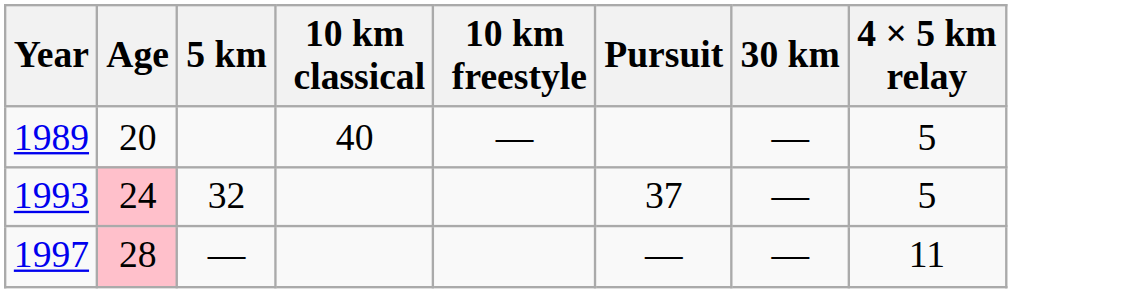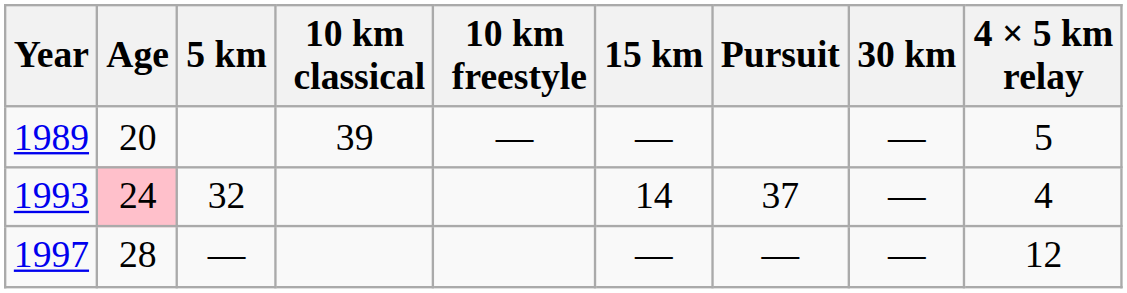+ column: (654, 55)
(355, 136) 40 -> (355, 136) 39
(927, 195) 5 -> (1044, 195) 4
(138, 255) pink background -> (138, 255) no background
(927, 255) 11 -> (1044, 255) 12
